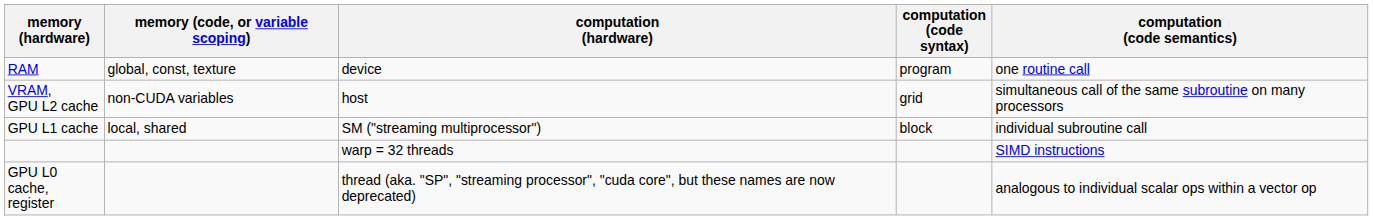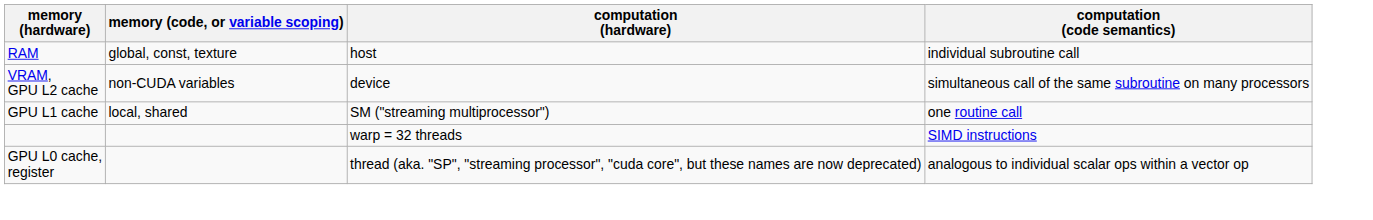- column: (944, 31)
(362, 68) device -> (363, 53) host
(1043, 68) one routine call -> (1004, 53) individual subroutine call
(355, 98) host -> (370, 83) device
(1071, 128) individual subroutine call -> (975, 113) one routine call
